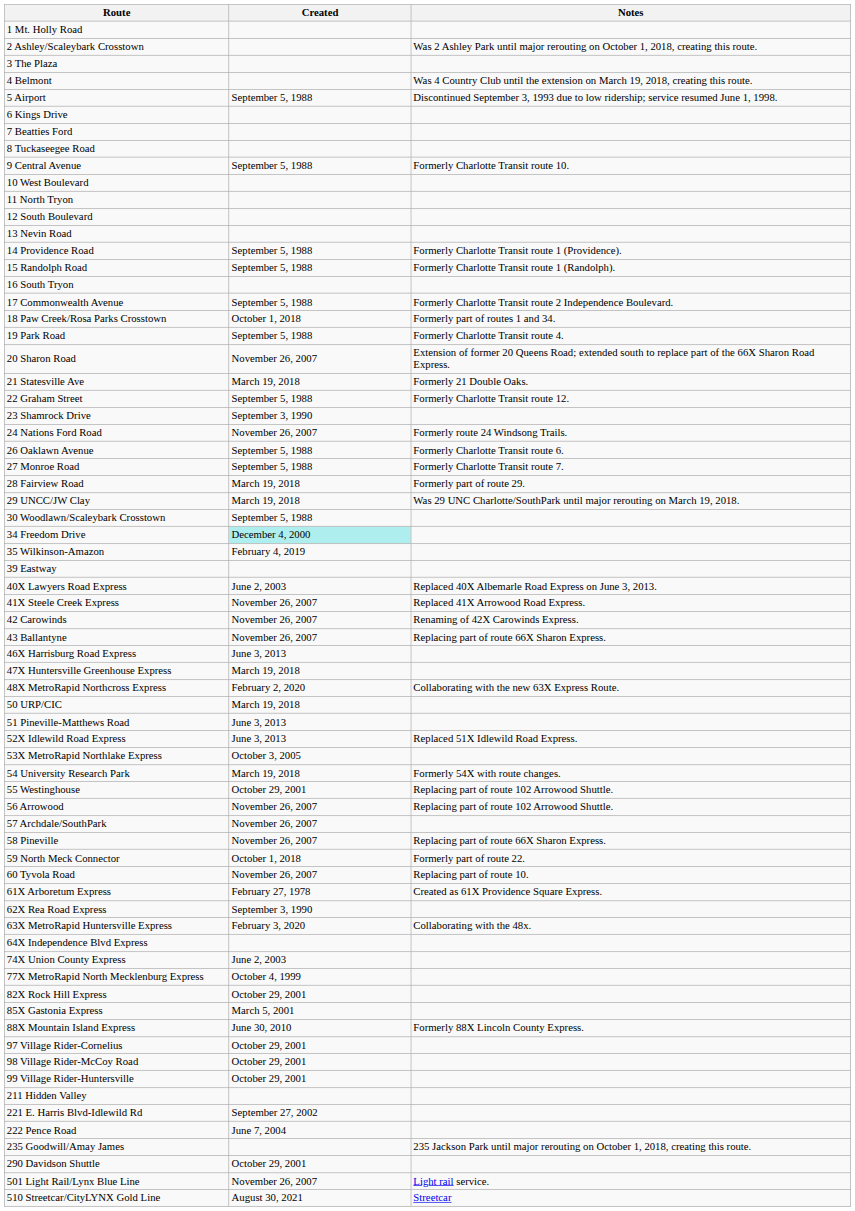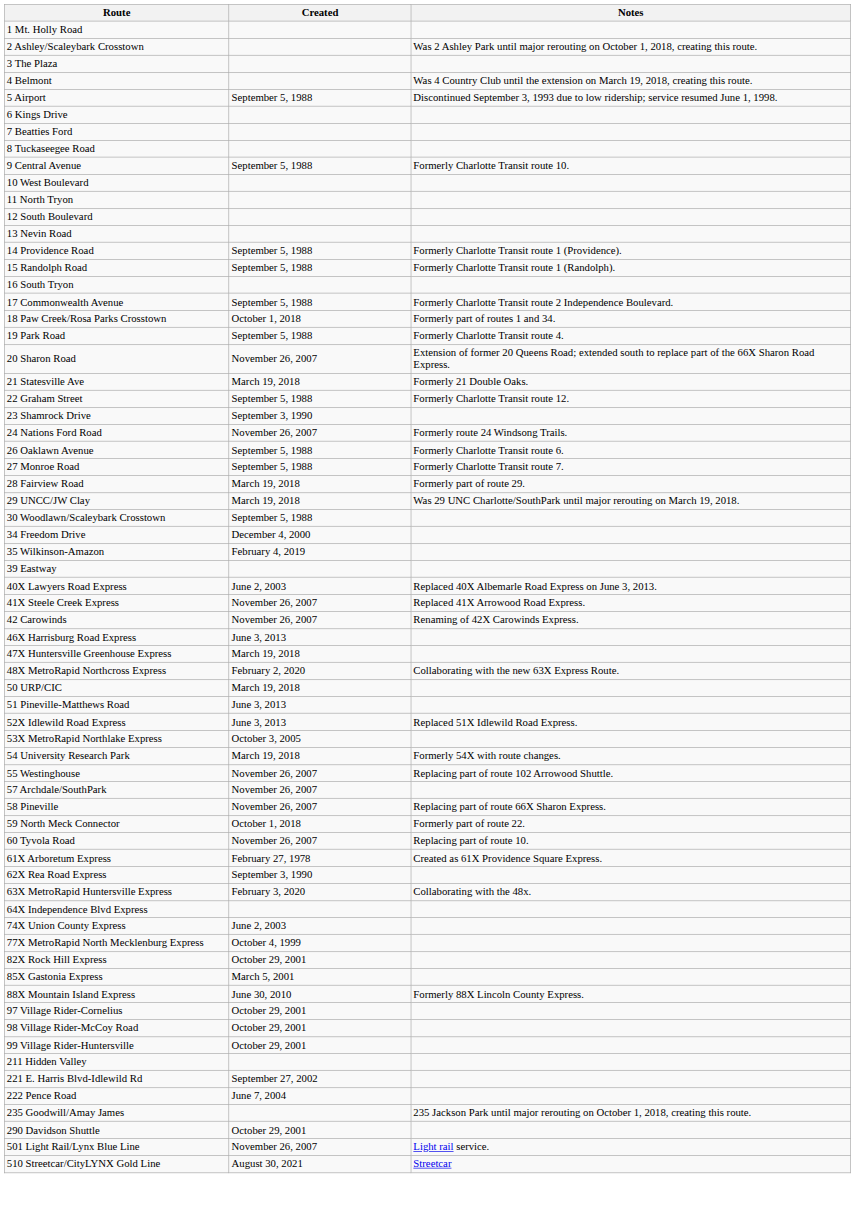(271, 535) paleturquoise background -> (271, 535) no background
- row: (37, 637)
(269, 790) October 29, 2001 -> (274, 773) November 26, 2007
- row: (35, 807)
